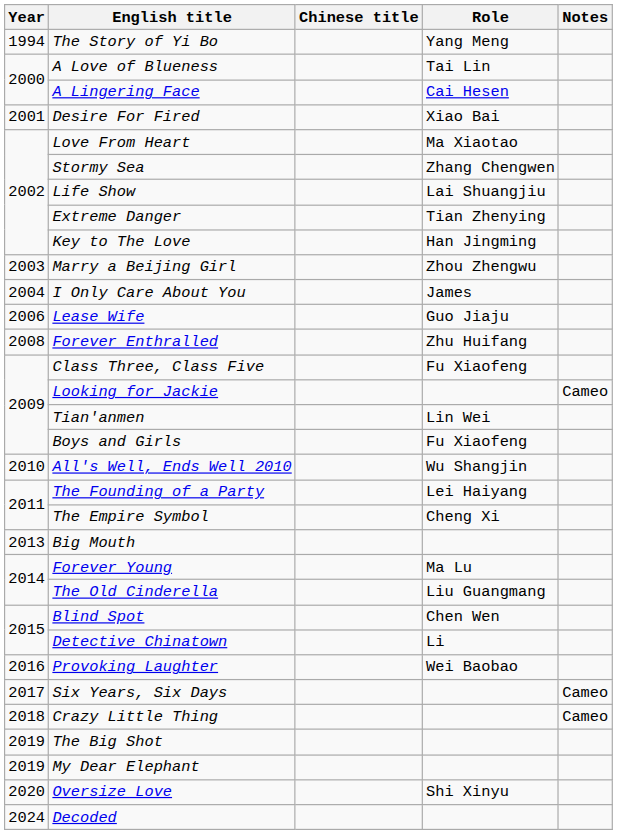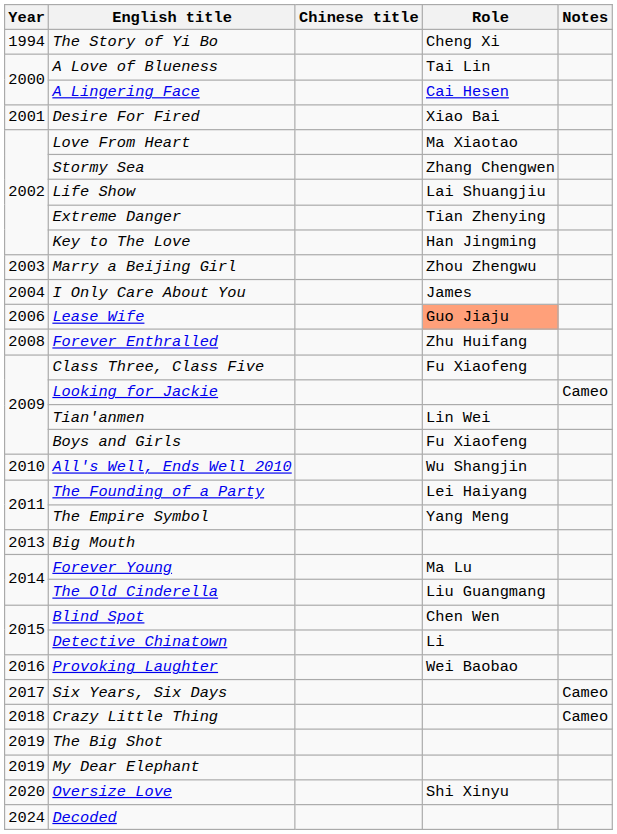(467, 42) Yang Meng -> (463, 42) Cheng Xi
(467, 317) no background -> (467, 317) lightsalmon background
(463, 517) Cheng Xi -> (467, 517) Yang Meng
